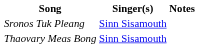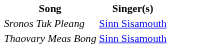- column: (182, 9)
